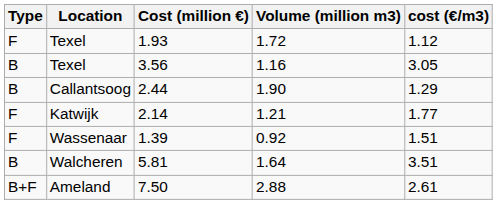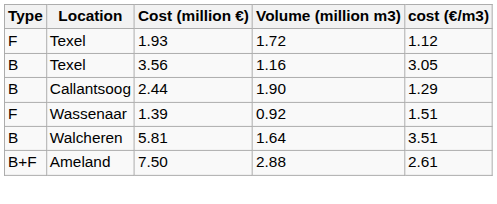- row: (153, 114)
